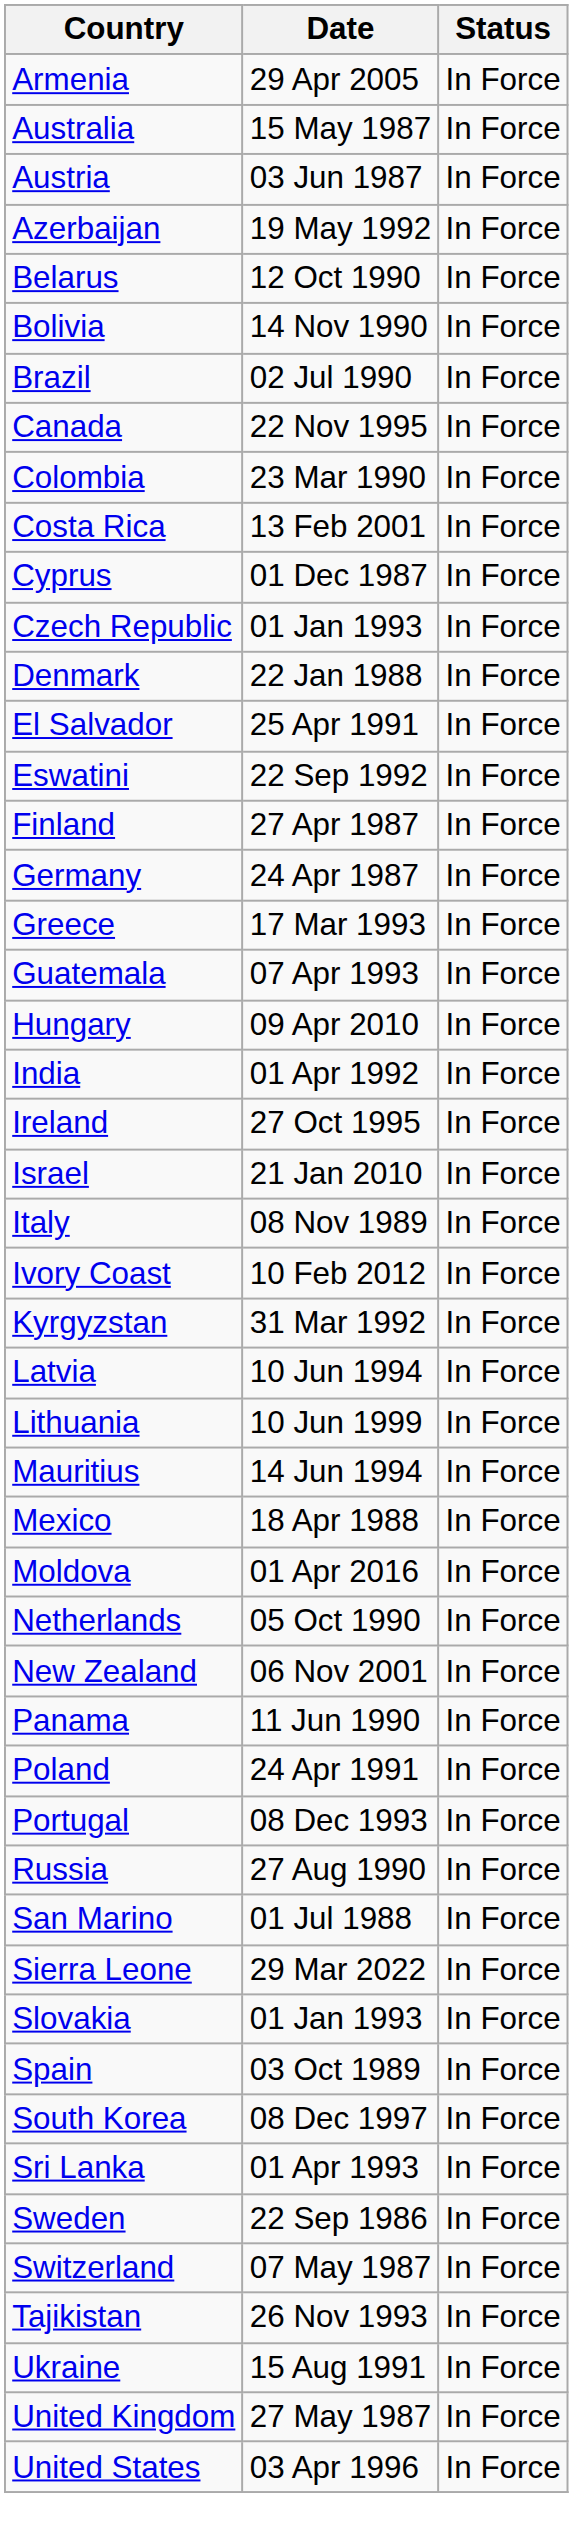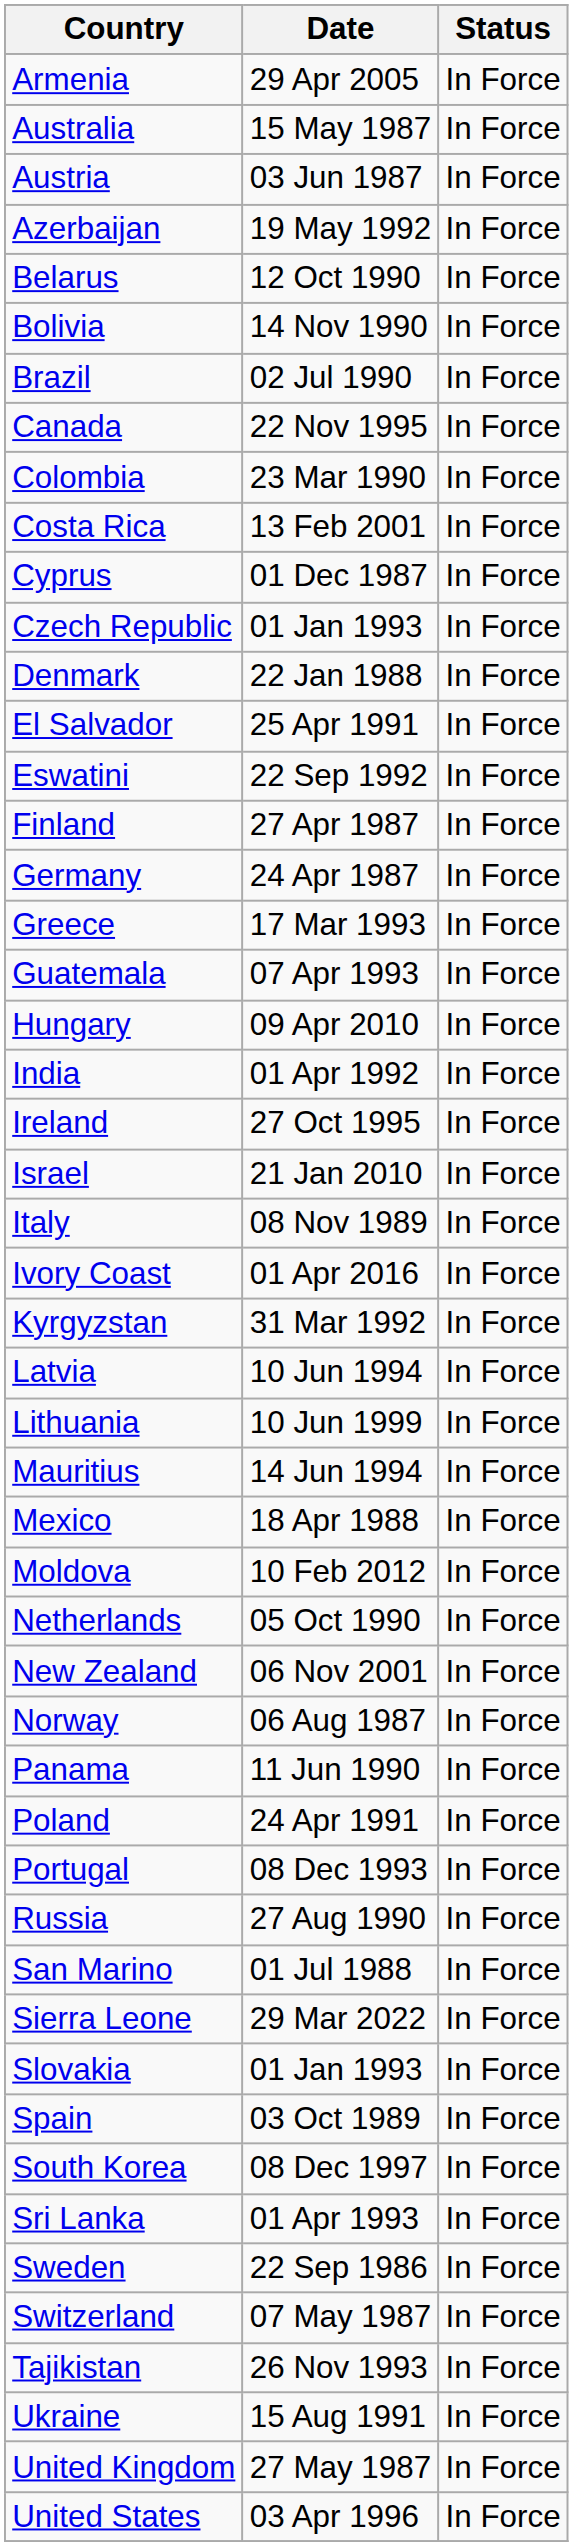(338, 1272) 10 Feb 2012 -> (334, 1272) 01 Apr 2016
(334, 1571) 01 Apr 2016 -> (338, 1571) 10 Feb 2012
+ row: (65, 1720)
